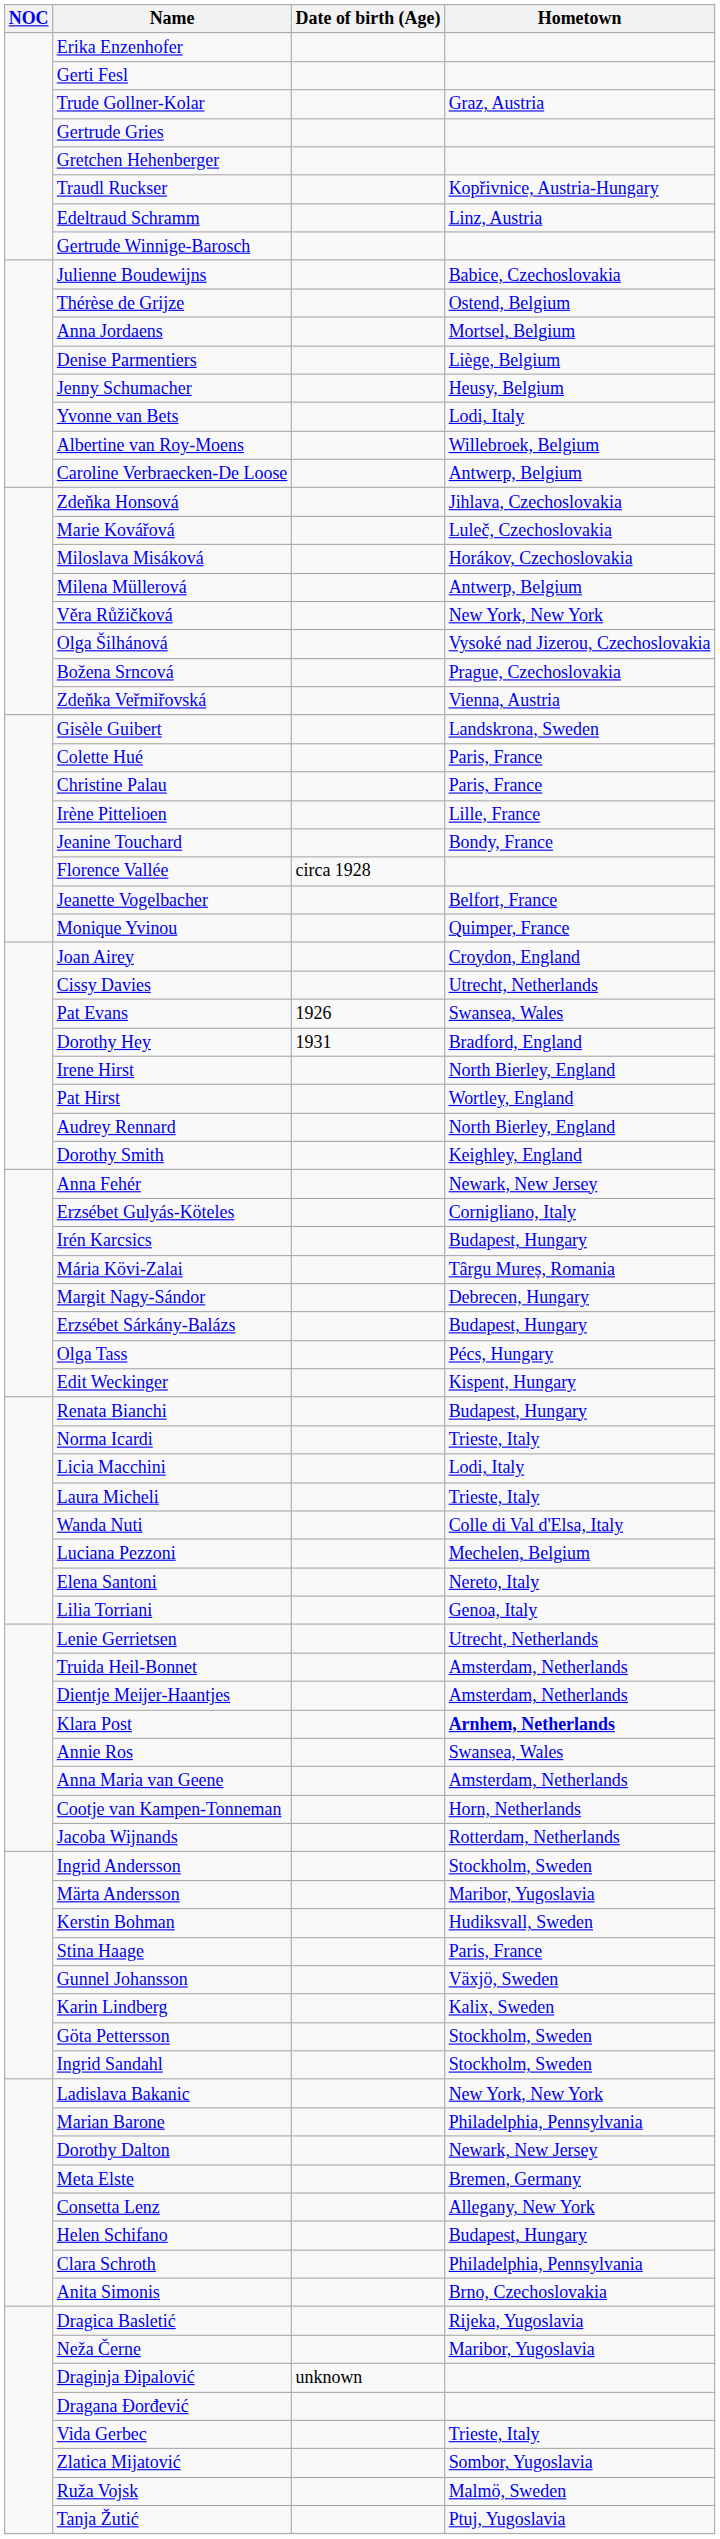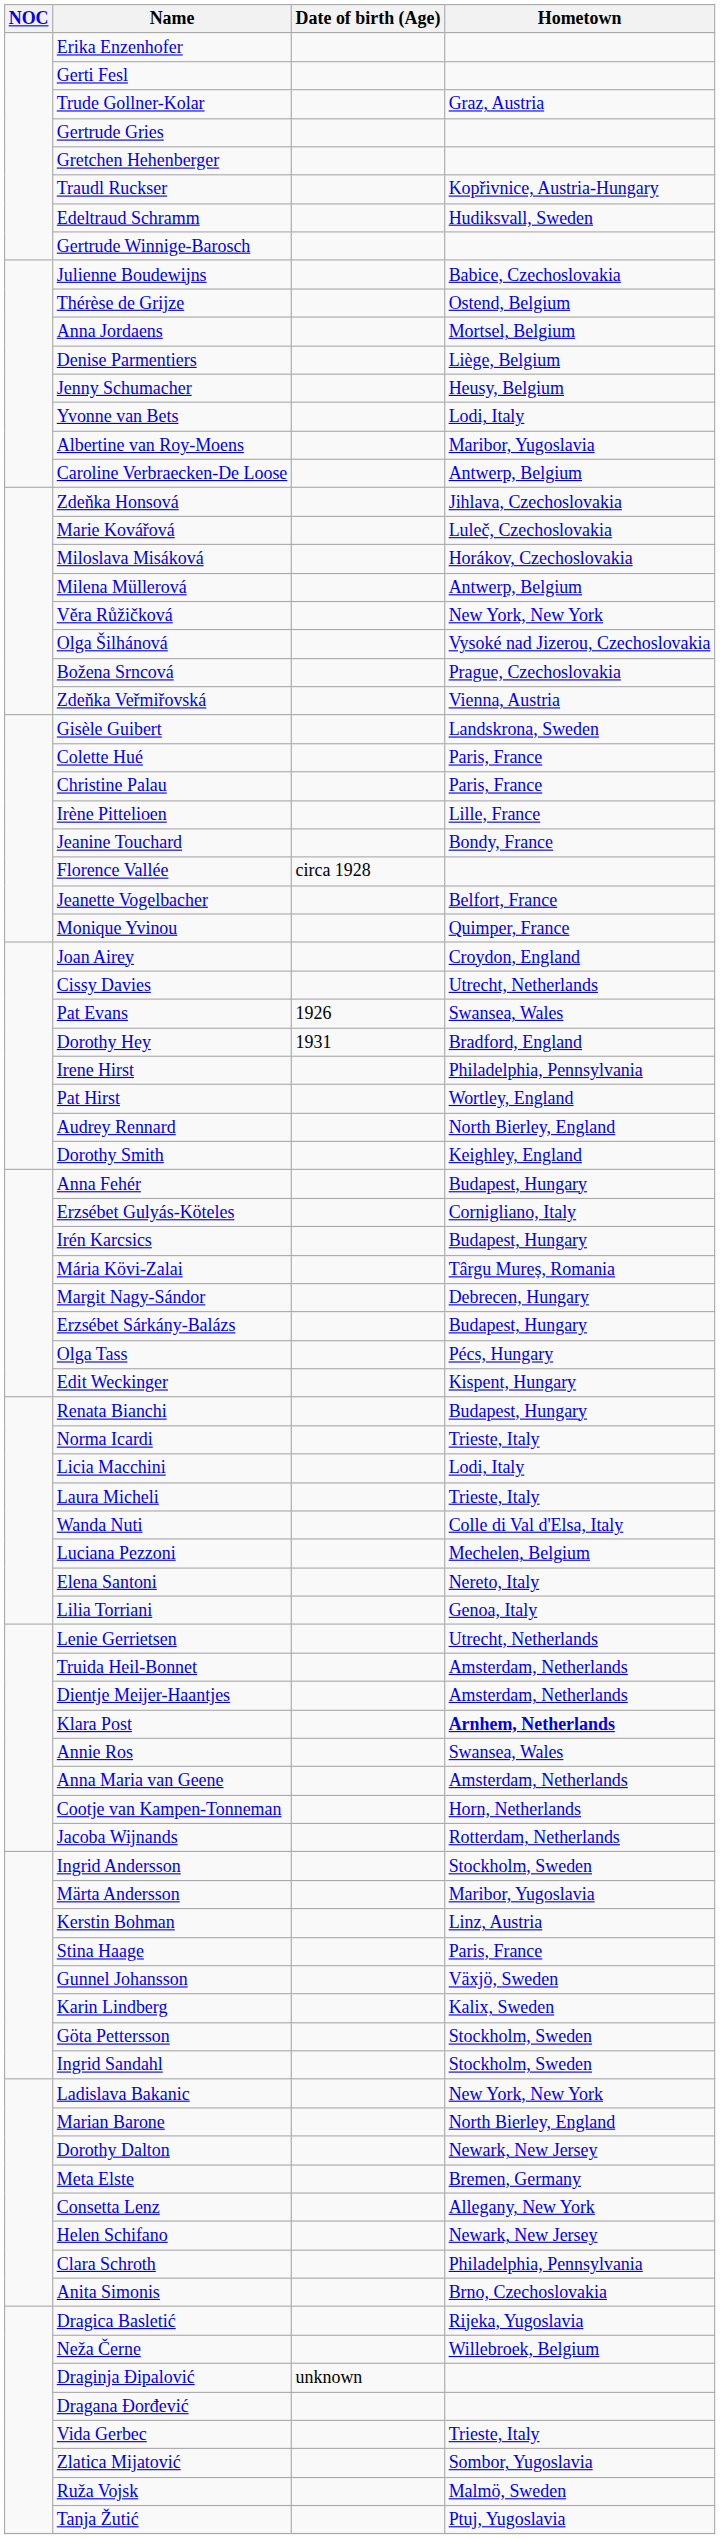(495, 217) Linz, Austria -> (521, 217) Hudiksvall, Sweden
(524, 445) Willebroek, Belgium -> (522, 445) Maribor, Yugoslavia
(532, 1070) North Bierley, England -> (546, 1070) Philadelphia, Pennsylvania
(523, 1183) Newark, New Jersey -> (518, 1183) Budapest, Hungary
(521, 1922) Hudiksvall, Sweden -> (495, 1922) Linz, Austria
(546, 2121) Philadelphia, Pennsylvania -> (532, 2121) North Bierley, England
(518, 2235) Budapest, Hungary -> (523, 2235) Newark, New Jersey
(522, 2349) Maribor, Yugoslavia -> (524, 2349) Willebroek, Belgium
